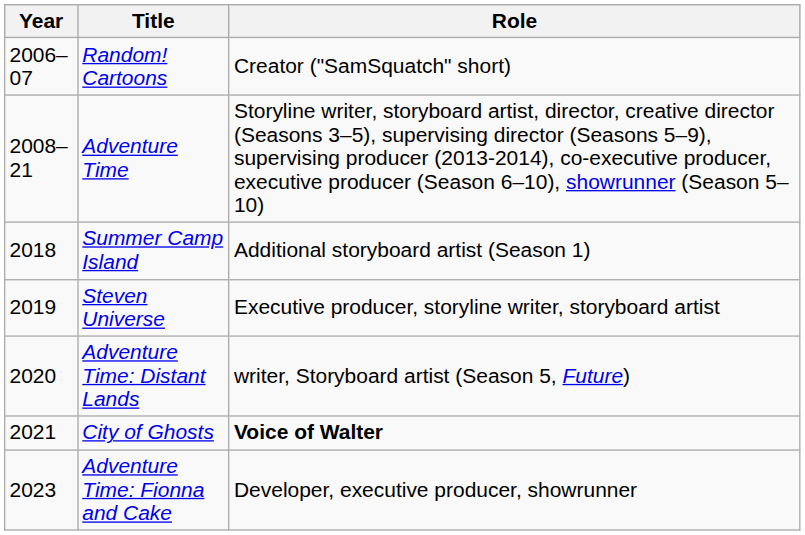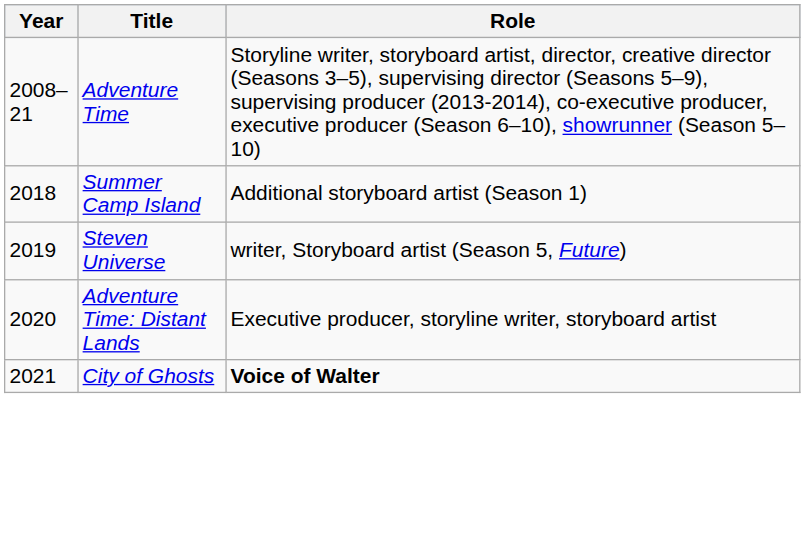- row: (125, 66)
(477, 307) Executive producer, storyline writer, storyboard artist -> (429, 250) writer, Storyboard artist (Season 5, Future)
(432, 375) writer, Storyboard artist (Season 5, Future) -> (473, 319) Executive producer, storyline writer, storyboard artist
- row: (143, 489)
